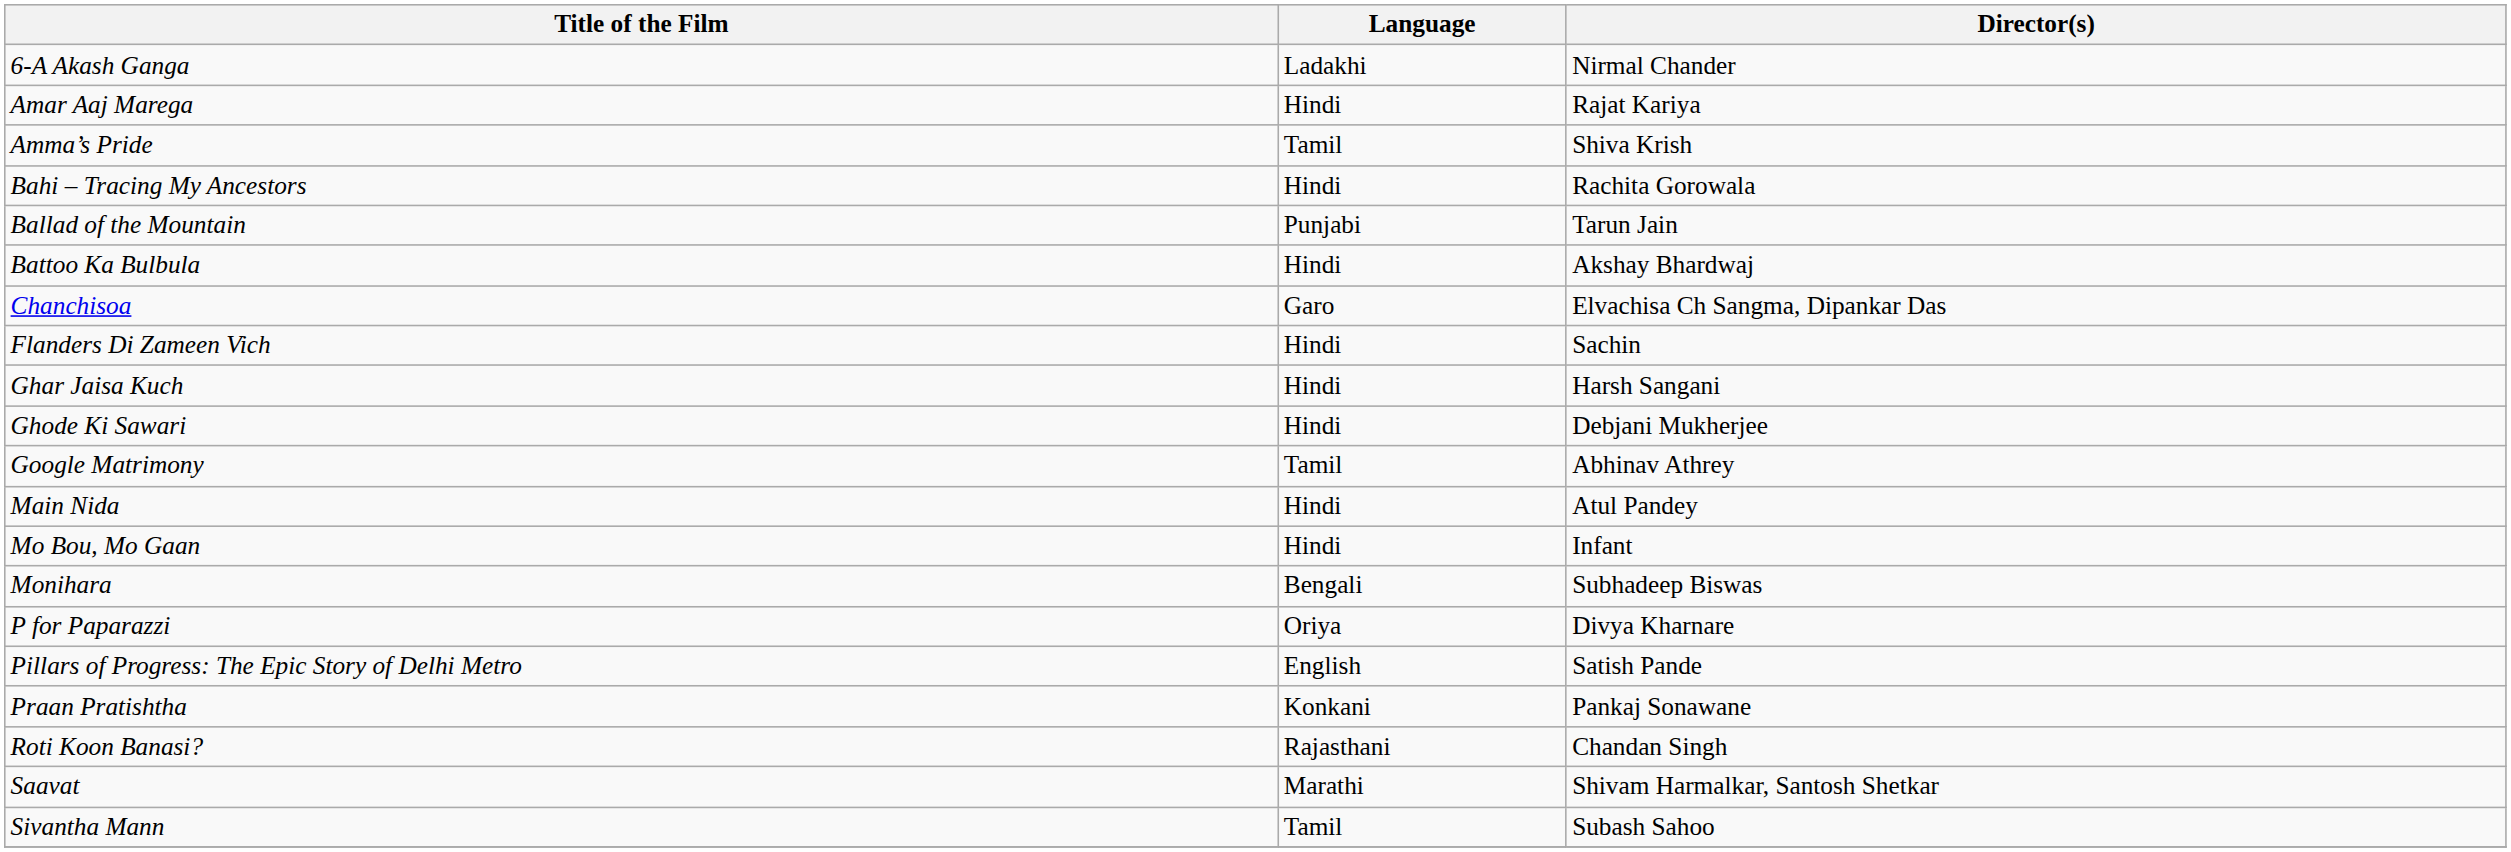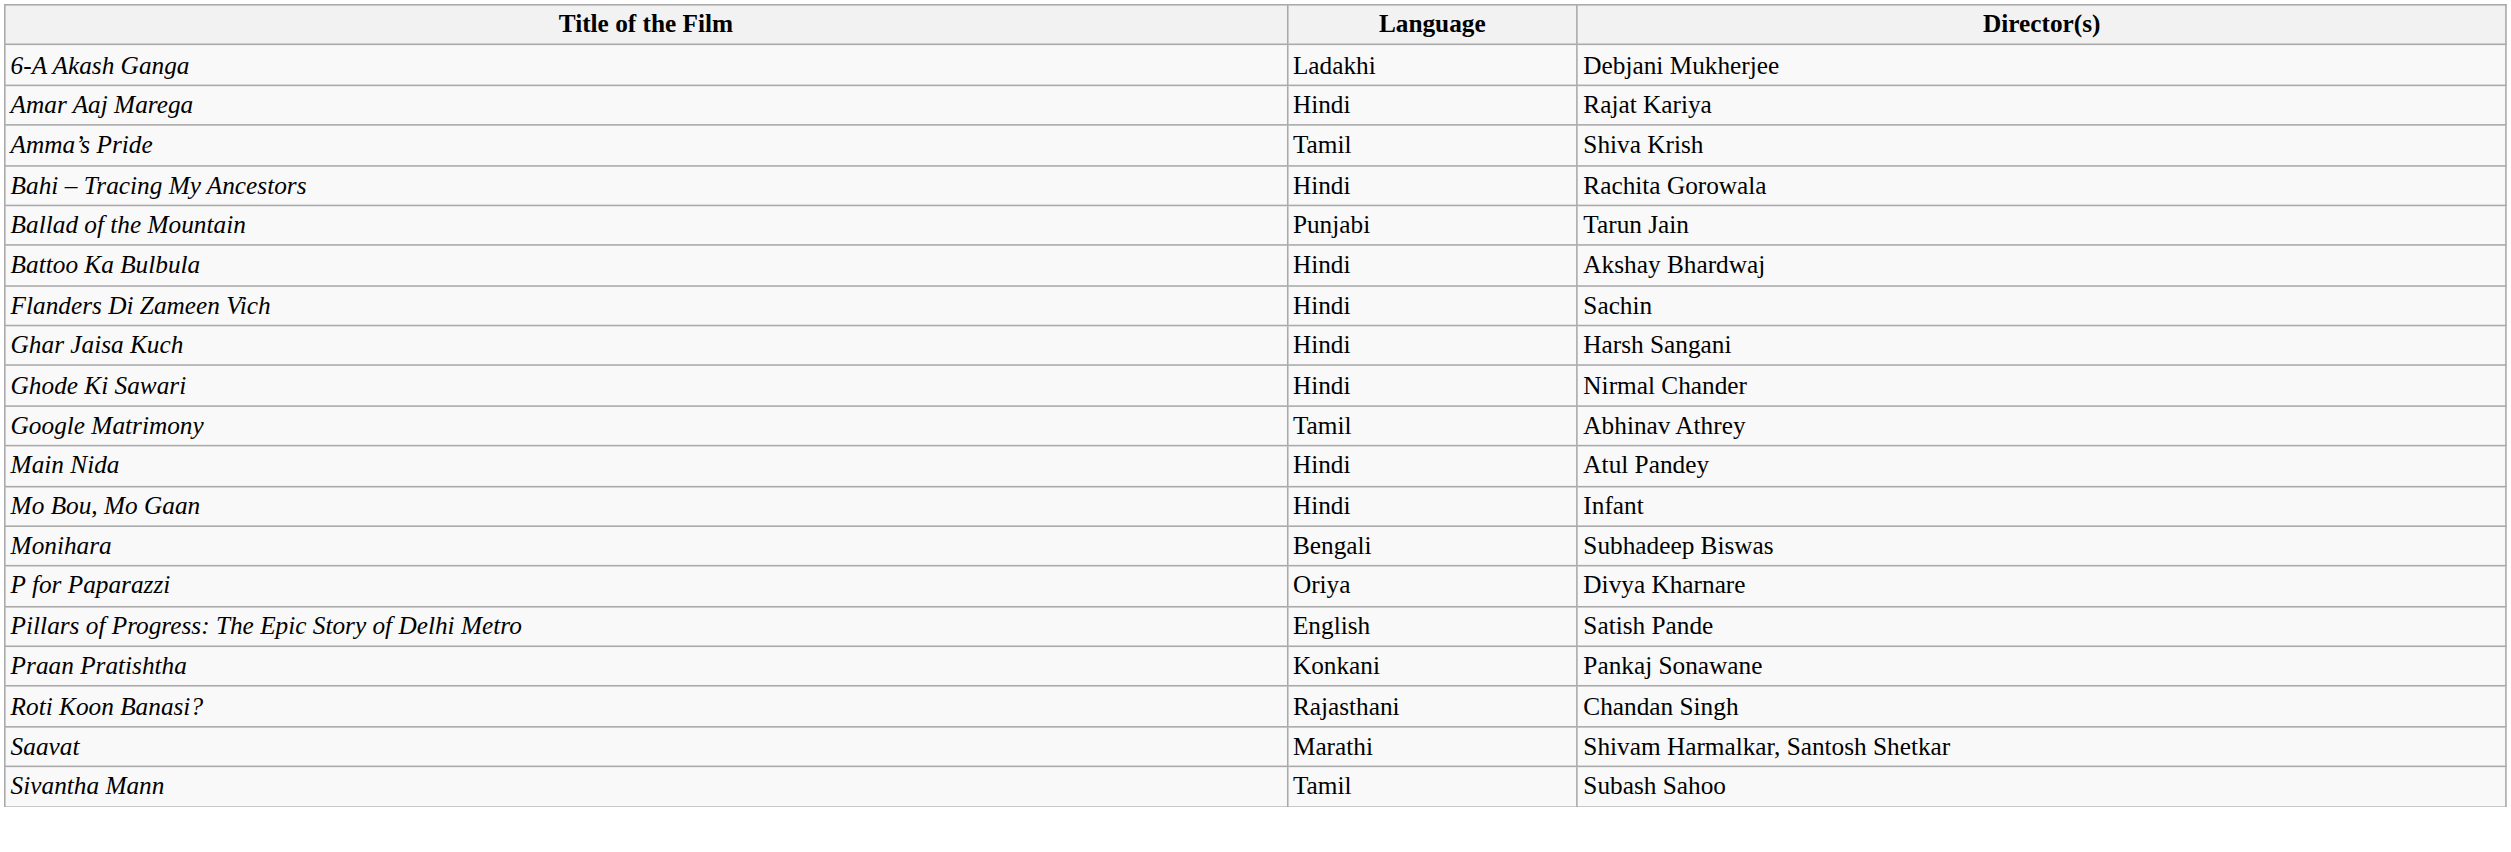(1654, 64) Nirmal Chander -> (1681, 64) Debjani Mukherjee
- row: (71, 305)
(1670, 425) Debjani Mukherjee -> (1665, 385) Nirmal Chander
